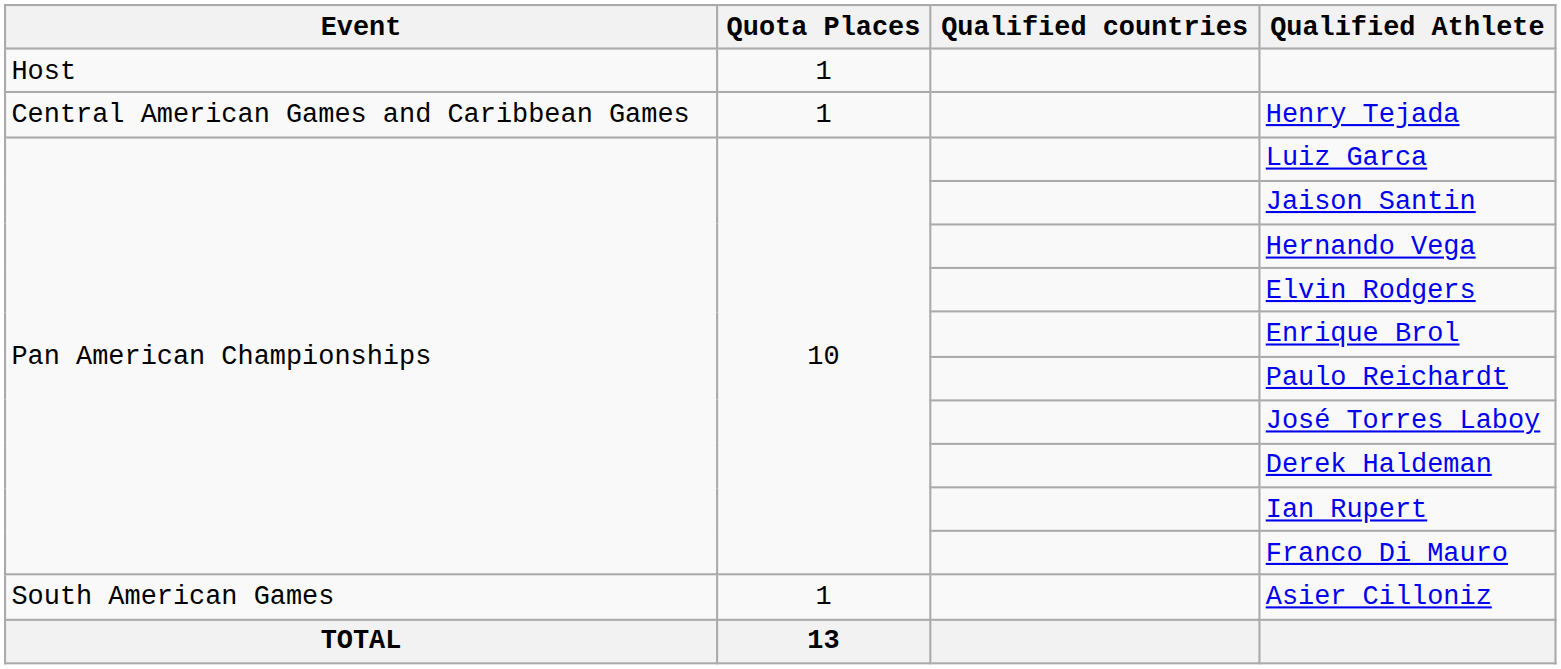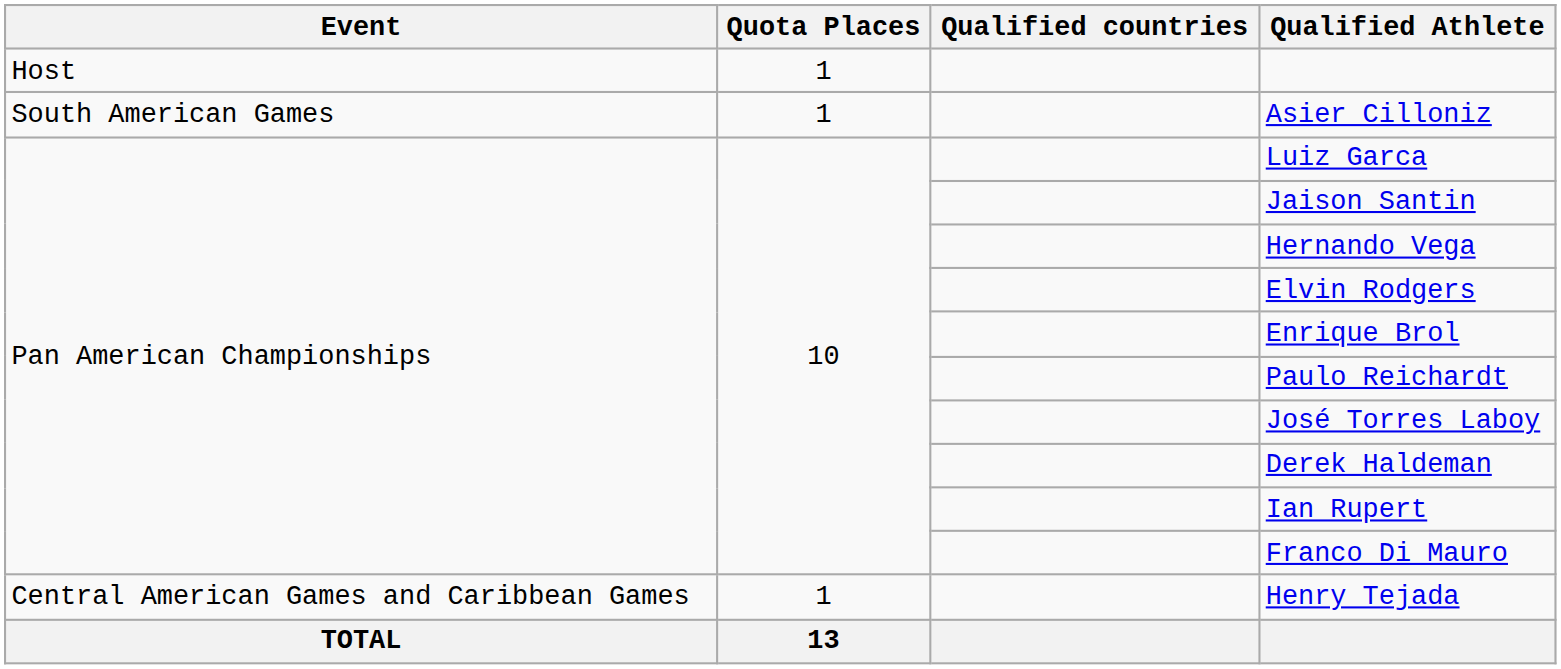rows swapped: (173, 597) <-> (351, 115)
